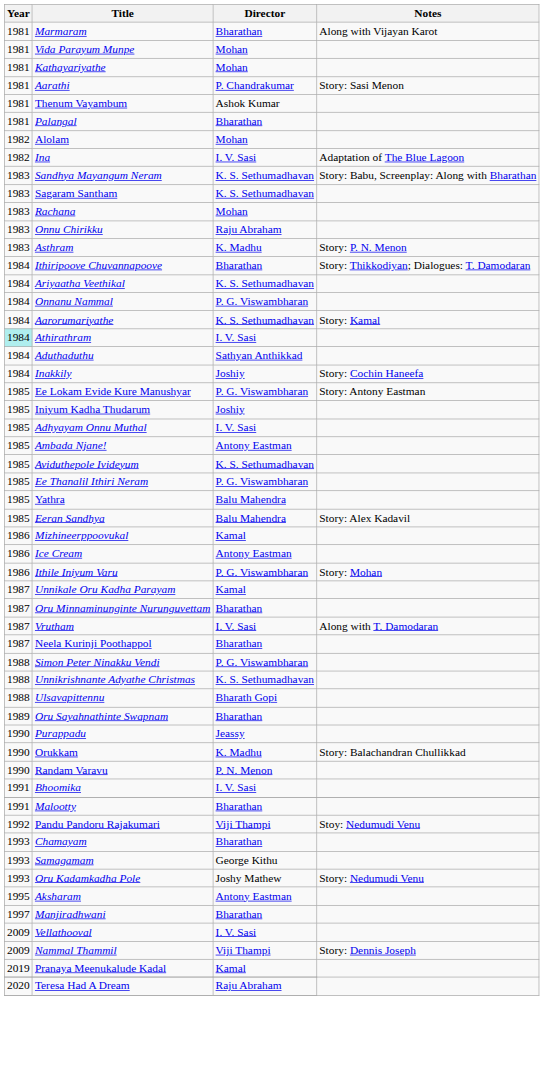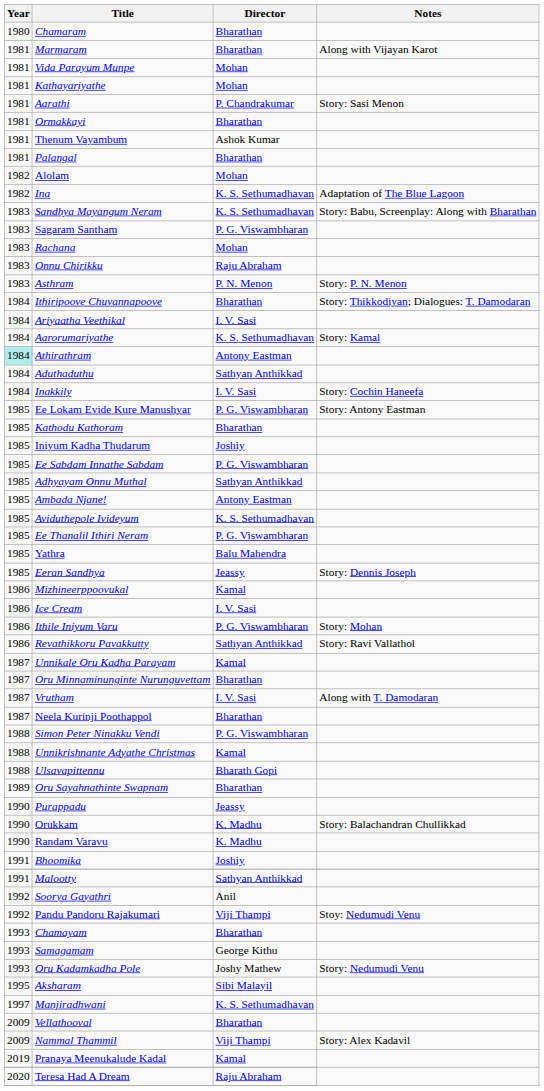+ row: (60, 31)
+ row: (60, 121)
(236, 157) I. V. Sasi -> (265, 193) K. S. Sethumadhavan
(265, 193) K. S. Sethumadhavan -> (262, 229) P. G. Viswambharan
(239, 247) K. Madhu -> (244, 283) P. N. Menon
(265, 283) K. S. Sethumadhavan -> (236, 319) I. V. Sasi
- row: (74, 301)
(236, 337) I. V. Sasi -> (254, 355) Antony Eastman
(230, 373) Joshiy -> (236, 391) I. V. Sasi
+ row: (79, 427)
+ row: (99, 463)
(236, 427) I. V. Sasi -> (259, 481) Sathyan Anthikkad
(251, 517) Balu Mahendra -> (230, 572) Jeassy
(365, 517) Story: Alex Kadavil -> (368, 572) Story: Dennis Joseph
(254, 553) Antony Eastman -> (236, 608) I. V. Sasi
+ row: (92, 644)
(265, 680) K. S. Sethumadhavan -> (231, 752) Kamal
(244, 770) P. N. Menon -> (239, 842) K. Madhu
(236, 788) I. V. Sasi -> (230, 860) Joshiy
(239, 806) Bharathan -> (259, 878) Sathyan Anthikkad
+ row: (73, 896)
(254, 896) Antony Eastman -> (244, 986) Sibi Malayil
(239, 914) Bharathan -> (265, 1004) K. S. Sethumadhavan
(236, 932) I. V. Sasi -> (239, 1022) Bharathan
(368, 950) Story: Dennis Joseph -> (365, 1040) Story: Alex Kadavil
